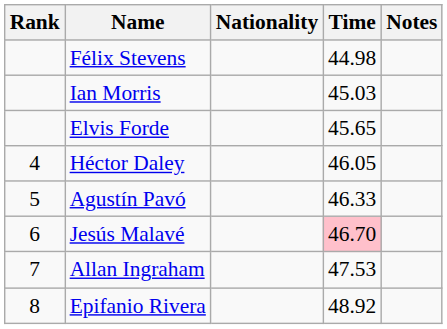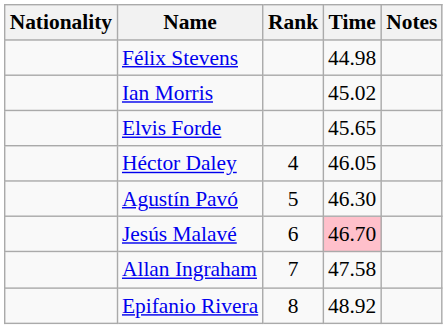columns swapped: (35, 22) <-> (267, 22)
(352, 93) 45.03 -> (352, 93) 45.02
(352, 199) 46.33 -> (352, 199) 46.30
(352, 269) 47.53 -> (352, 269) 47.58
